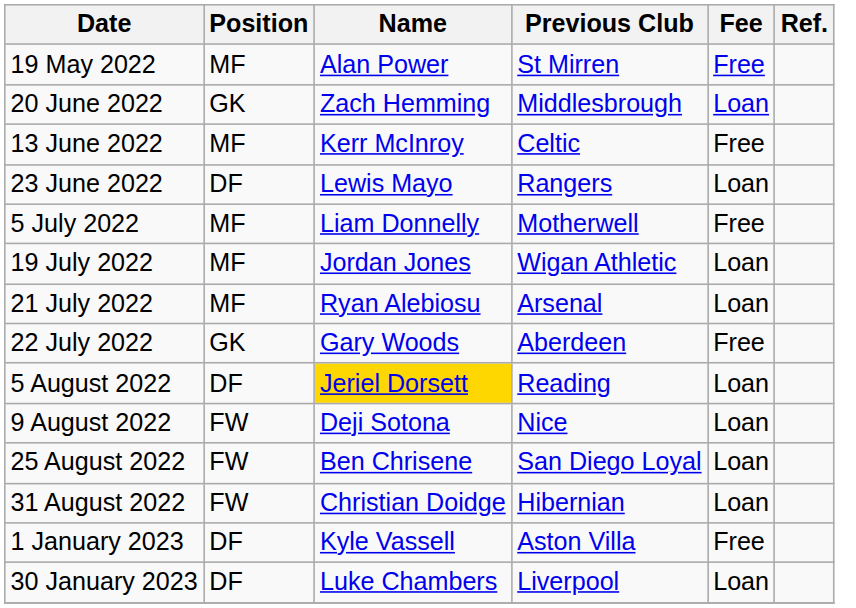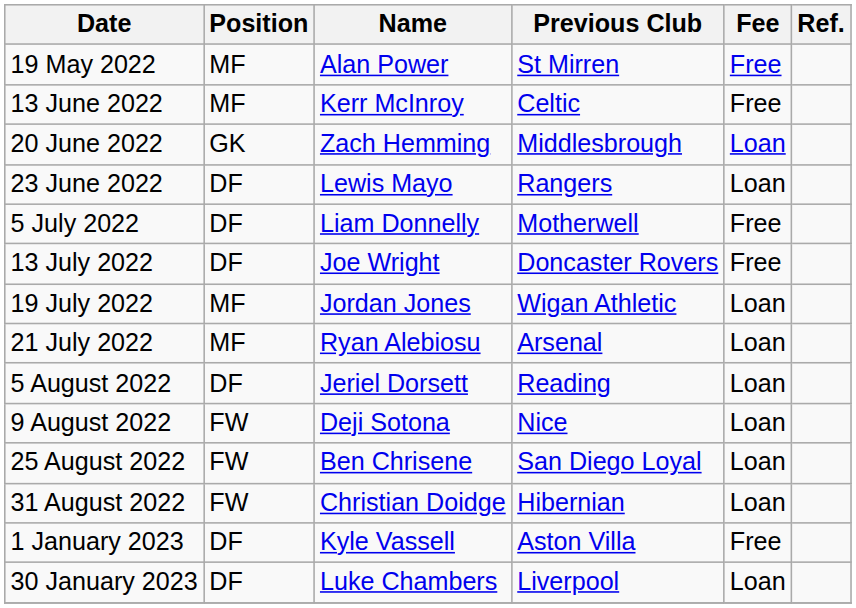rows swapped: (87, 143) <-> (87, 104)
(227, 223) MF -> (226, 223) DF
+ row: (82, 263)
- row: (82, 343)
(394, 382) gold background -> (394, 382) no background
